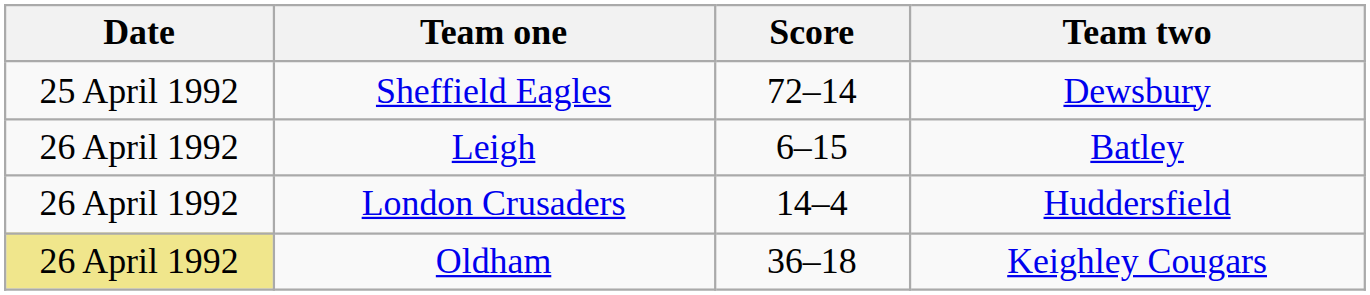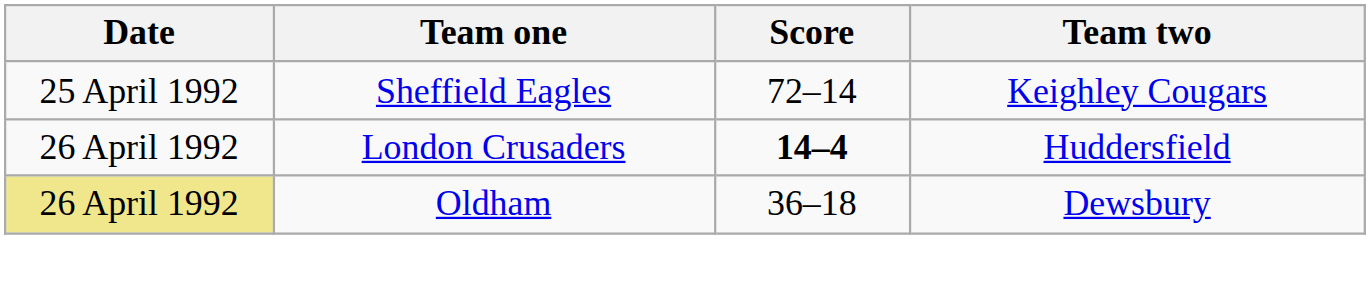(1137, 89) Dewsbury -> (1137, 89) Keighley Cougars
- row: (494, 146)
(812, 203) normal -> (812, 146) bold
(1137, 260) Keighley Cougars -> (1137, 203) Dewsbury
